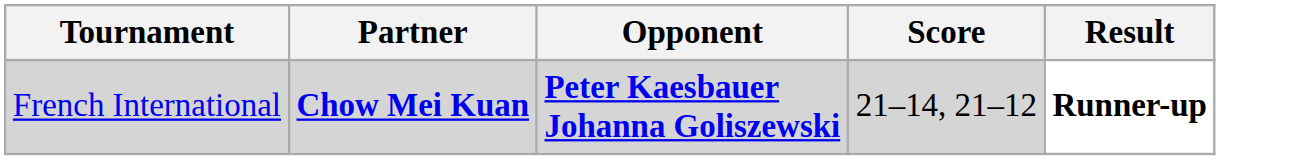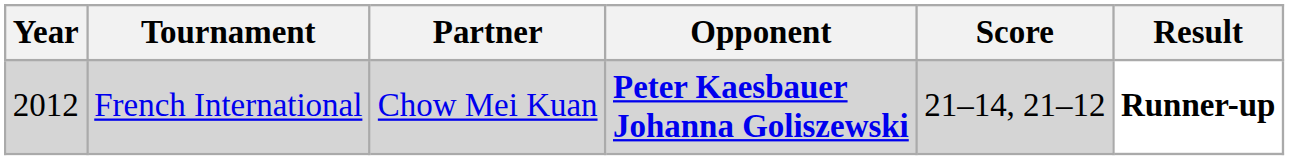+ column: (46, 32)
(413, 105) bold -> (488, 105) normal
